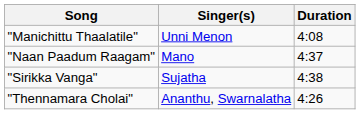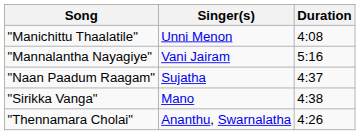+ row: (80, 57)
(178, 57) Mano -> (184, 78) Sujatha
(184, 78) Sujatha -> (178, 99) Mano
